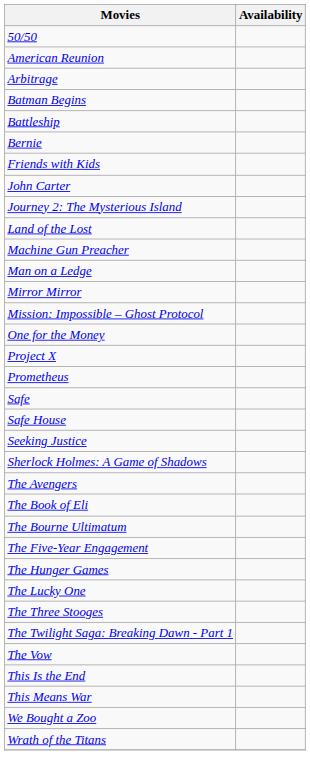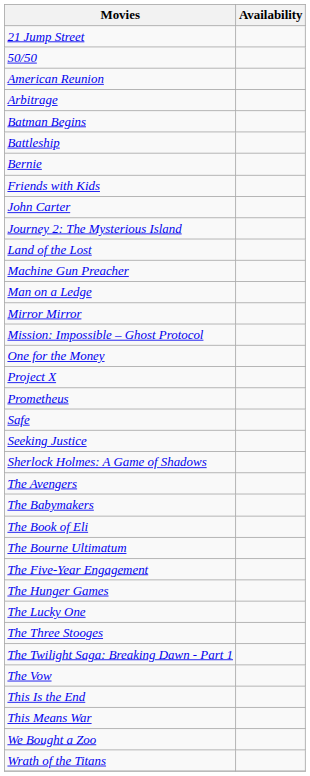+ row: (46, 36)
- row: (37, 420)
+ row: (51, 505)
